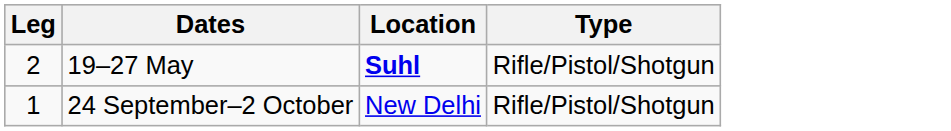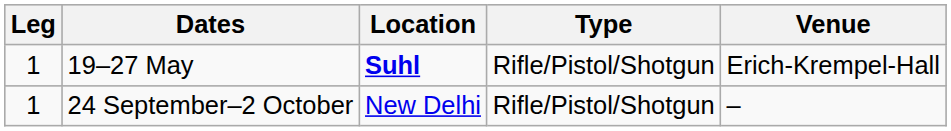+ column: (833, 24)
(33, 65) 2 -> (33, 65) 1
